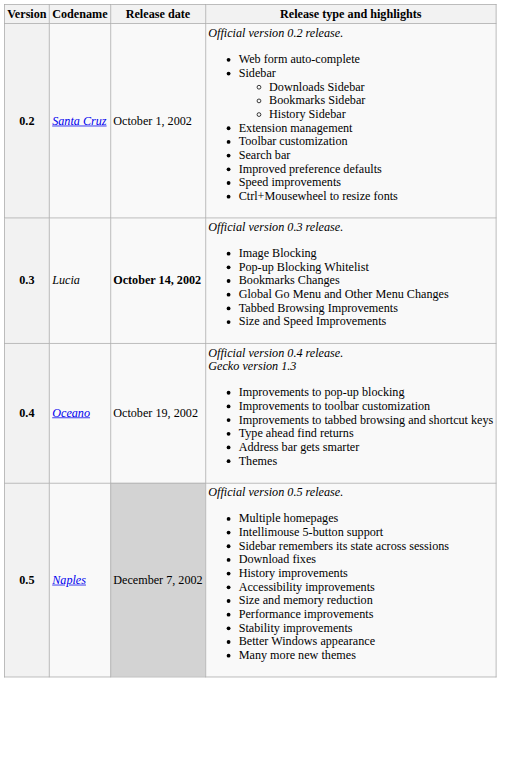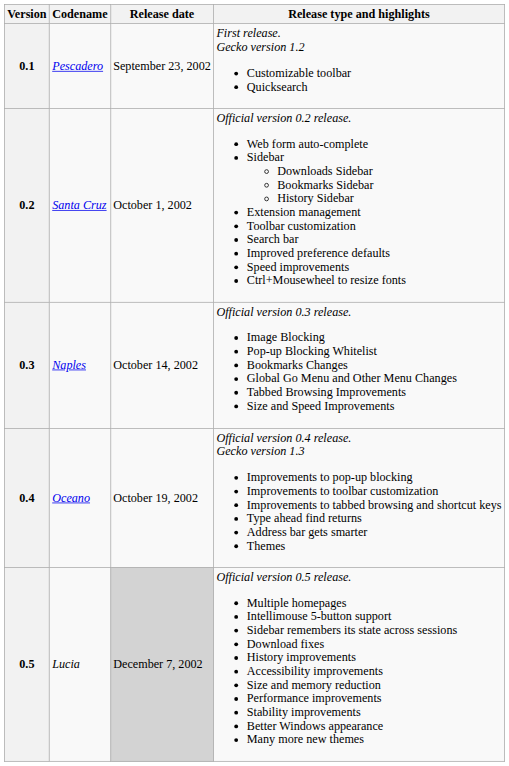+ row: (27, 66)
(66, 280) Lucia -> (69, 365) Naples
(157, 280) bold -> (156, 365) normal
(69, 579) Naples -> (66, 664) Lucia
